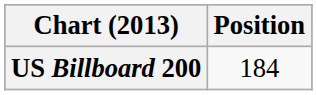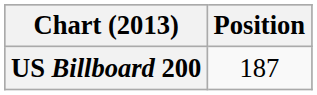(259, 67) 184 -> (259, 67) 187
